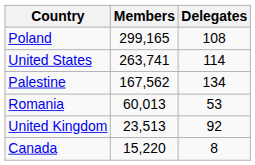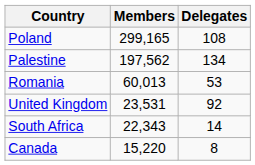- row: (50, 60)
(144, 82) 167,562 -> (144, 60) 197,562
(144, 126) 23,513 -> (144, 104) 23,531
+ row: (46, 126)
